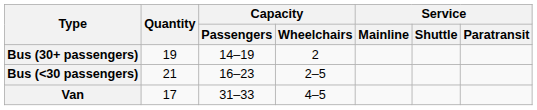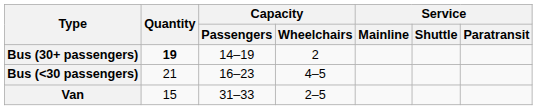(170, 54) normal -> (170, 54) bold
(315, 74) 2–5 -> (315, 74) 4–5
(170, 94) 17 -> (170, 94) 15
(315, 94) 4–5 -> (315, 94) 2–5
